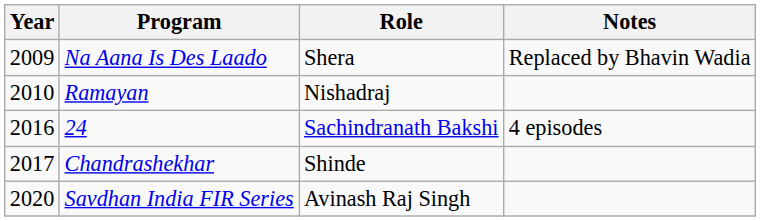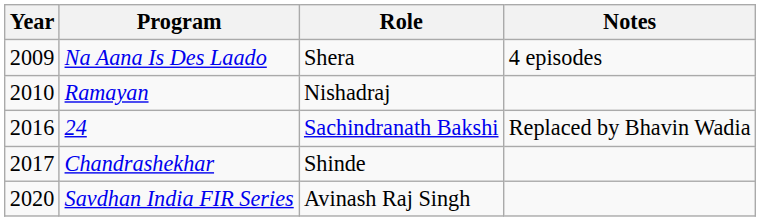(630, 57) Replaced by Bhavin Wadia -> (555, 57) 4 episodes
(555, 127) 4 episodes -> (630, 127) Replaced by Bhavin Wadia
